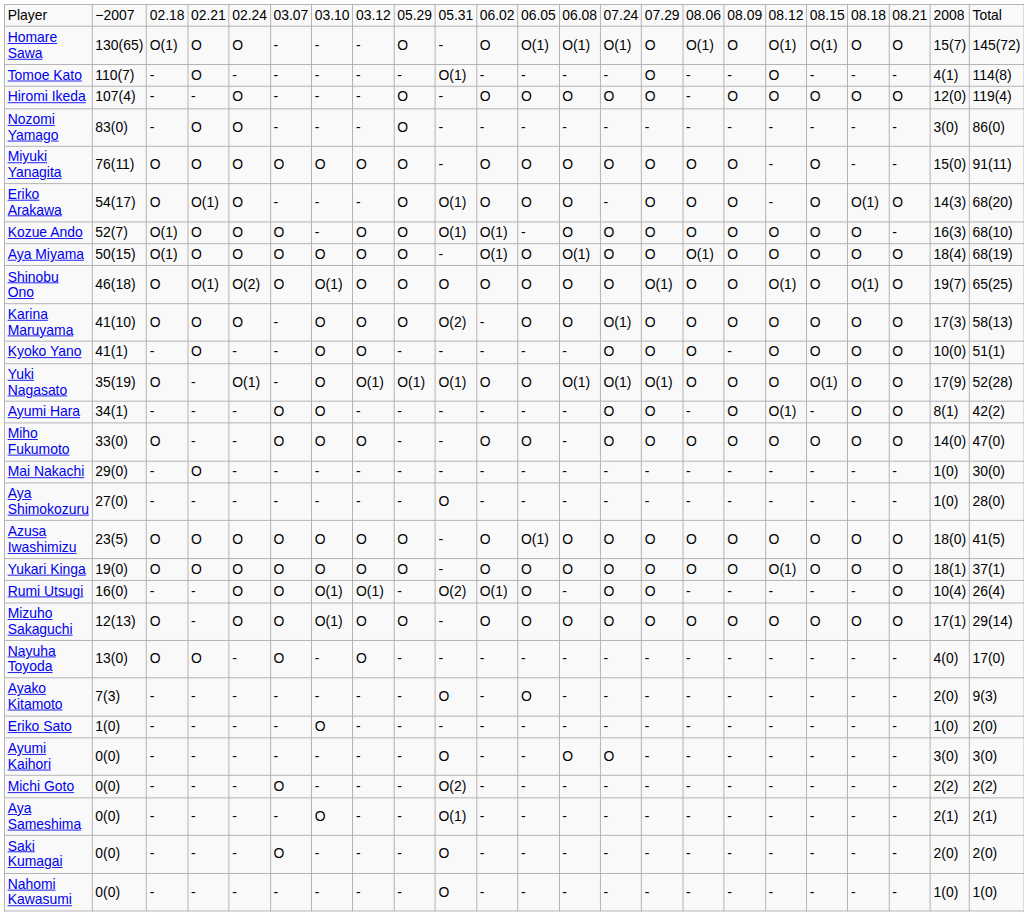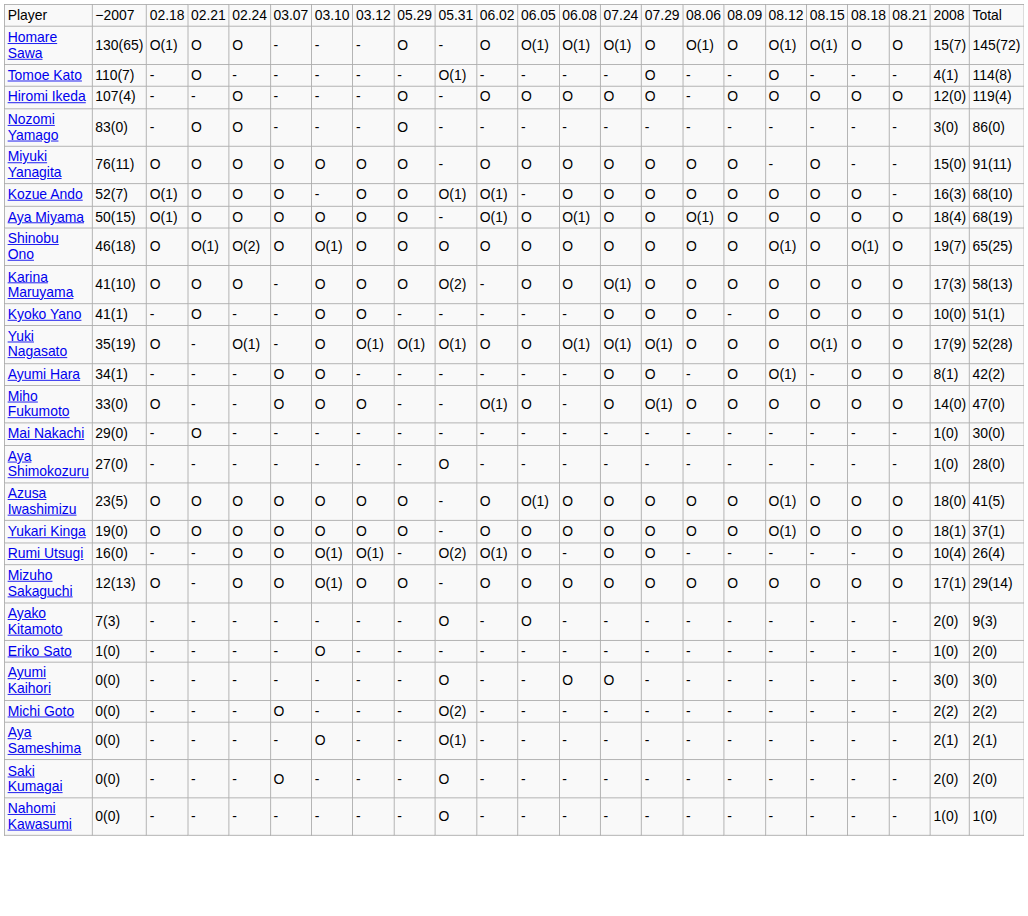- row: (35, 202)
(659, 284) O(1) -> (650, 246) O
(485, 442) O -> (494, 404) O(1)
(650, 442) O -> (659, 404) O(1)
(774, 539) O -> (782, 501) O(1)
- row: (32, 659)
